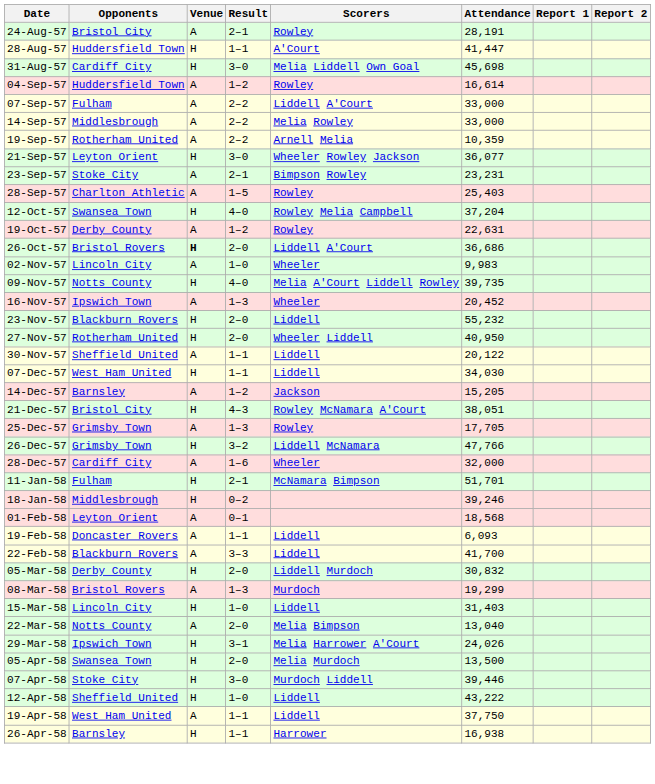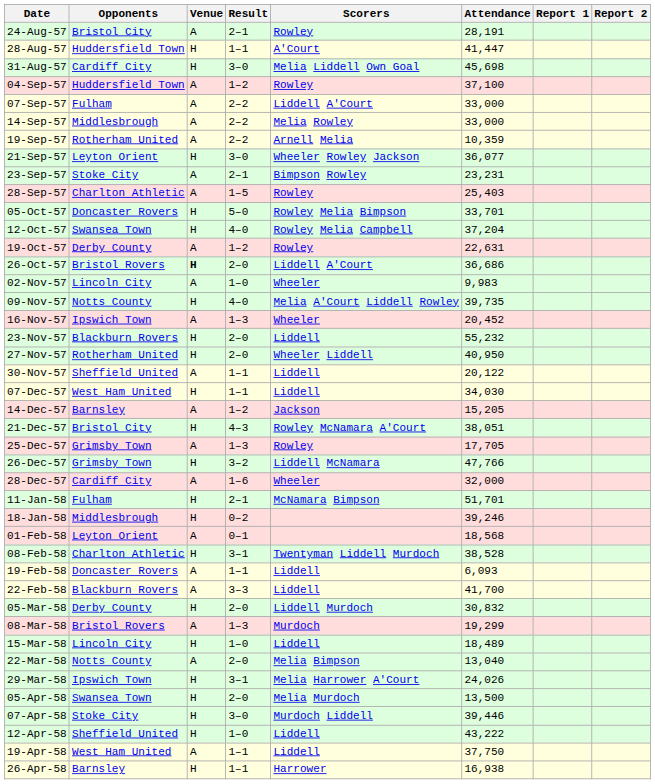(484, 85) 16,614 -> (484, 85) 37,100
+ row: (37, 212)
+ row: (37, 554)
(484, 608) 31,403 -> (484, 644) 18,489
